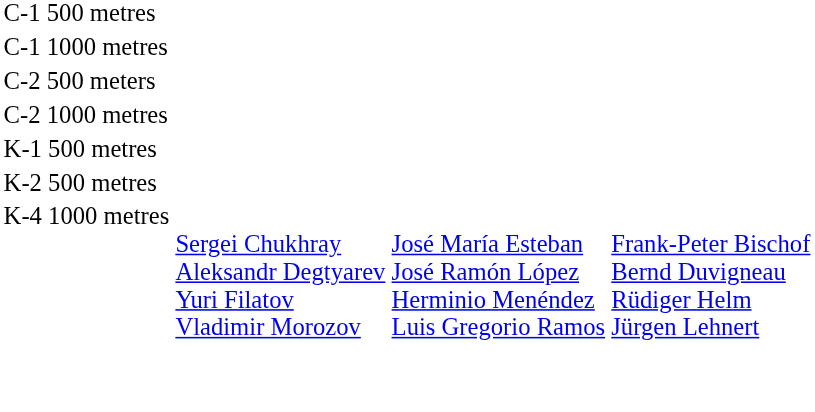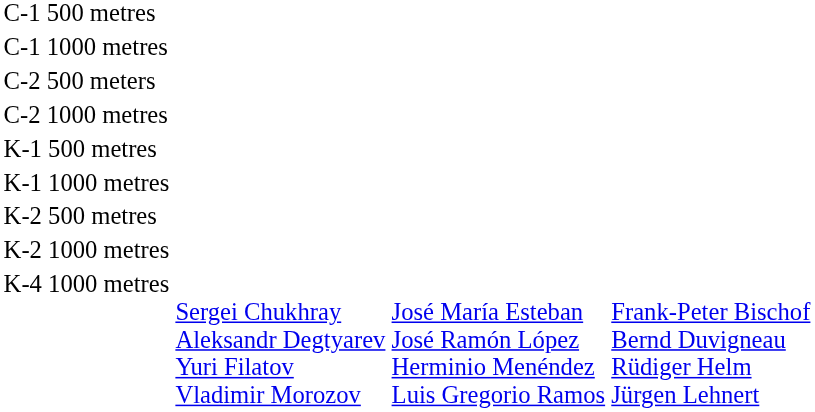+ row: (86, 182)
+ row: (86, 250)
